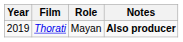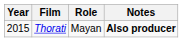(18, 28) 2019 -> (18, 28) 2015
